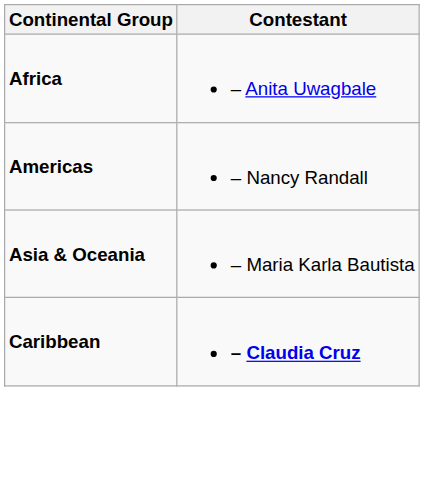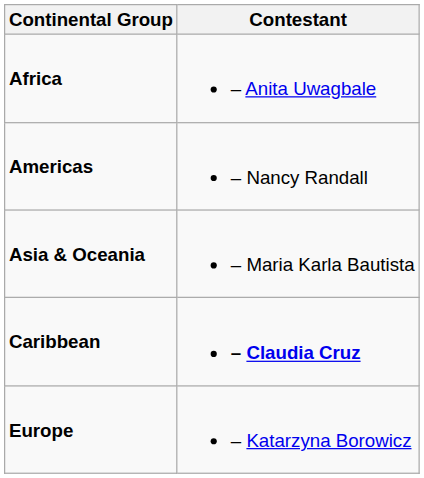+ row: (41, 430)
